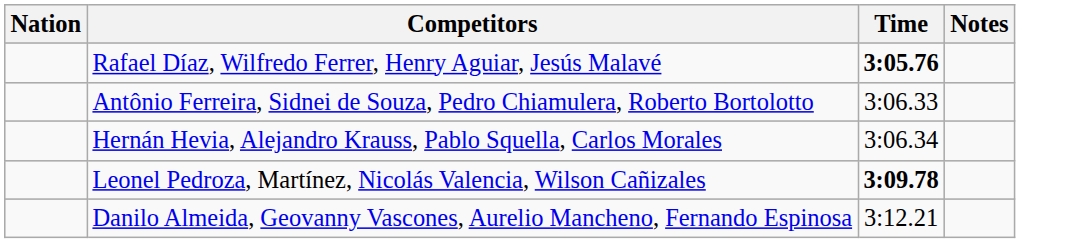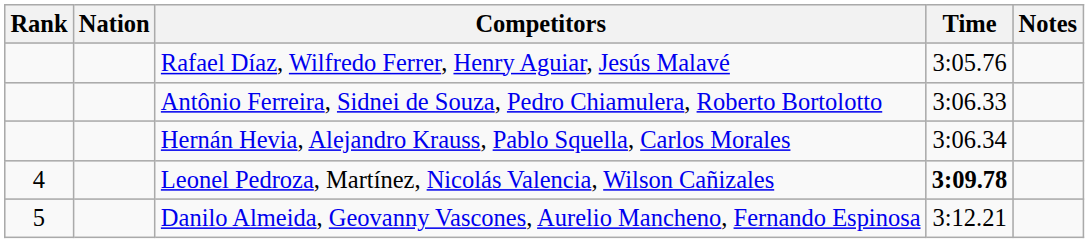+ column: (39, 23)
(901, 62) bold -> (970, 62) normal
